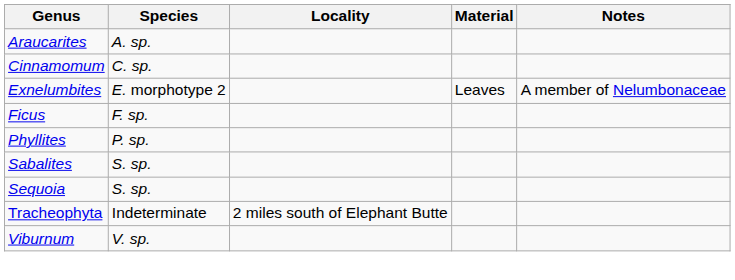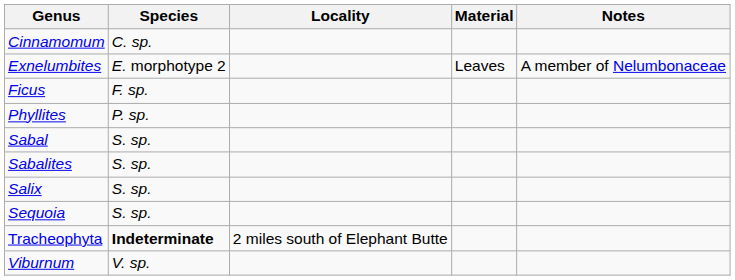- row: (47, 41)
+ row: (28, 139)
+ row: (25, 189)
(159, 213) normal -> (163, 238) bold
